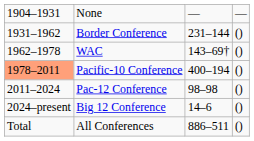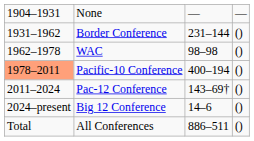(209, 51) 143–69† -> (203, 51) 98–98
(203, 88) 98–98 -> (209, 88) 143–69†
